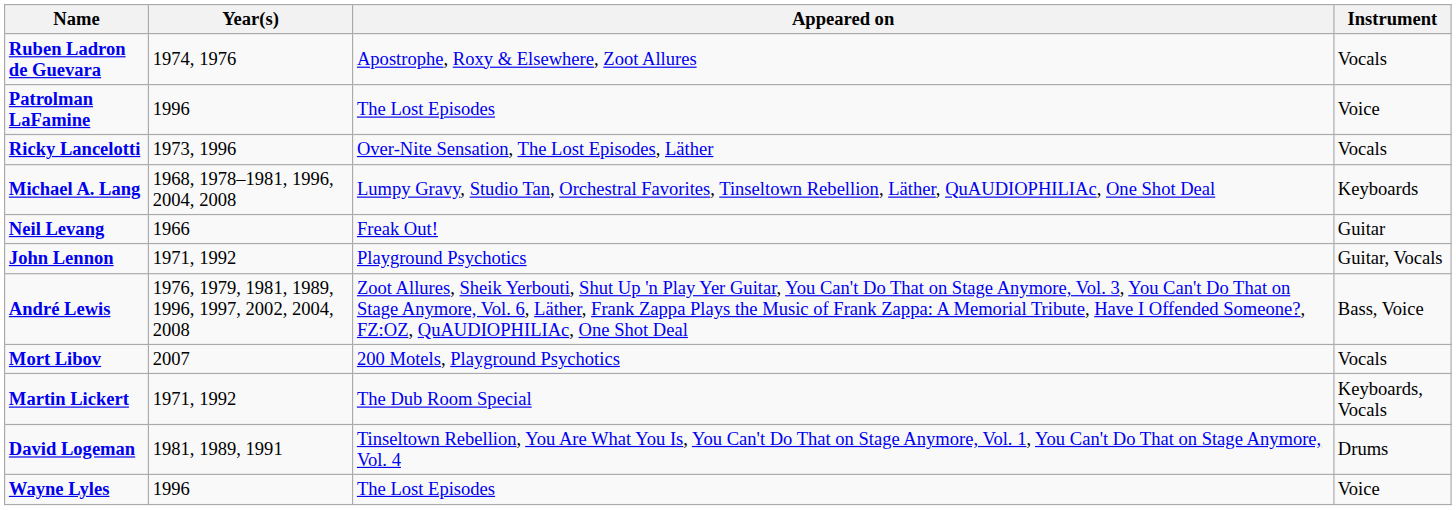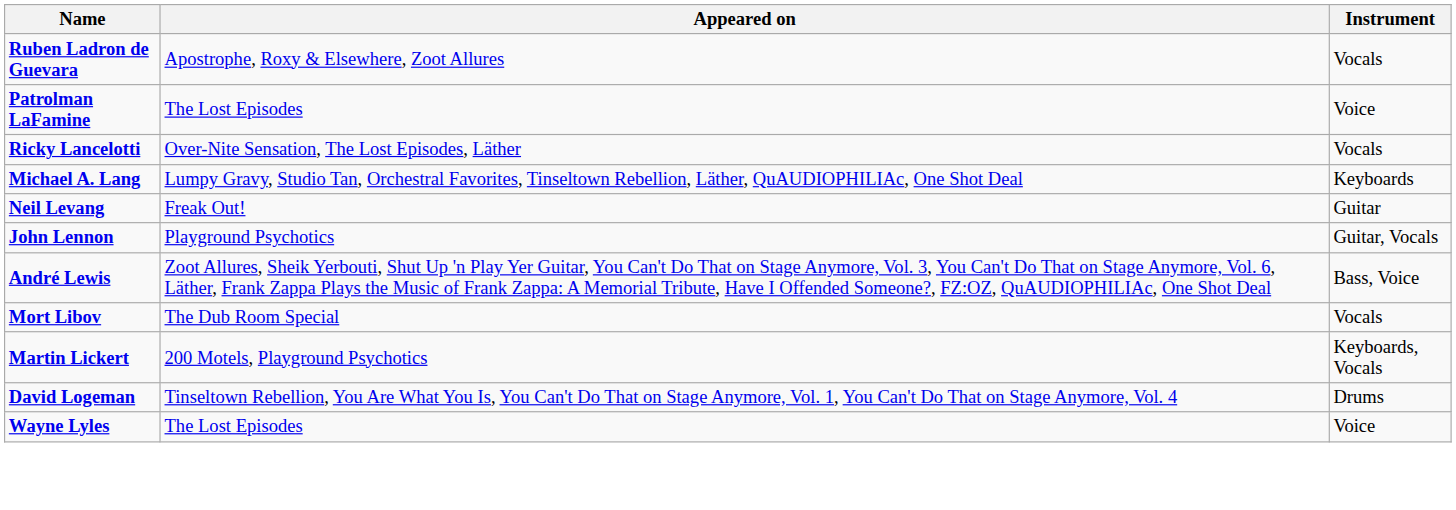- column: (251, 19)
(488, 359) 200 Motels, Playground Psychotics -> (252, 317) The Dub Room Special
(444, 398) The Dub Room Special -> (296, 357) 200 Motels, Playground Psychotics
